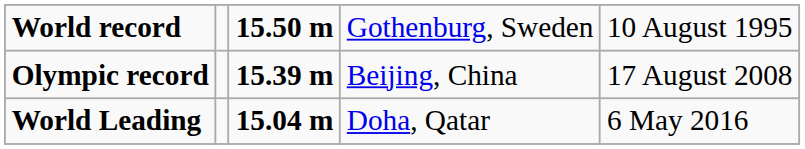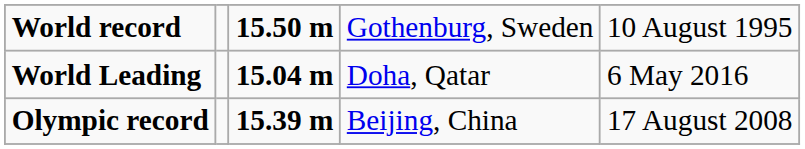rows swapped: (110, 74) <-> (106, 120)
